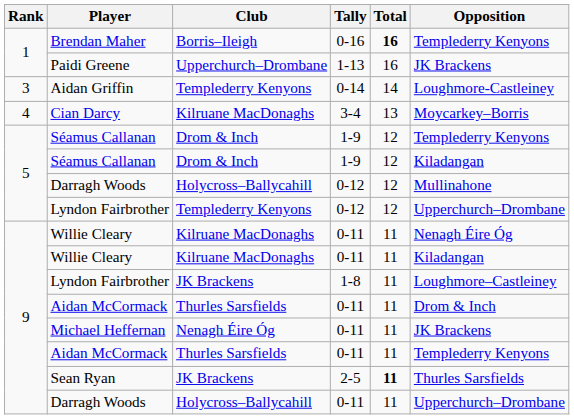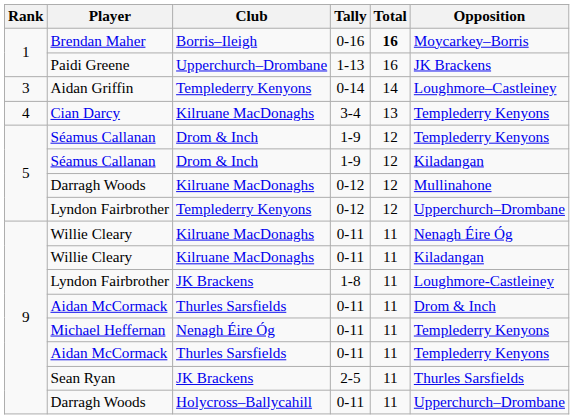(481, 40) Templederry Kenyons -> (471, 40) Moycarkey–Borris
(484, 88) Loughmore-Castleiney -> (485, 88) Loughmore–Castleiney
(471, 112) Moycarkey–Borris -> (481, 112) Templederry Kenyons
(244, 185) Holycross–Ballycahill -> (245, 185) Kilruane MacDonaghs
(485, 281) Loughmore–Castleiney -> (484, 281) Loughmore-Castleiney
(452, 329) JK Brackens -> (481, 329) Templederry Kenyons
(390, 378) bold -> (390, 378) normal
